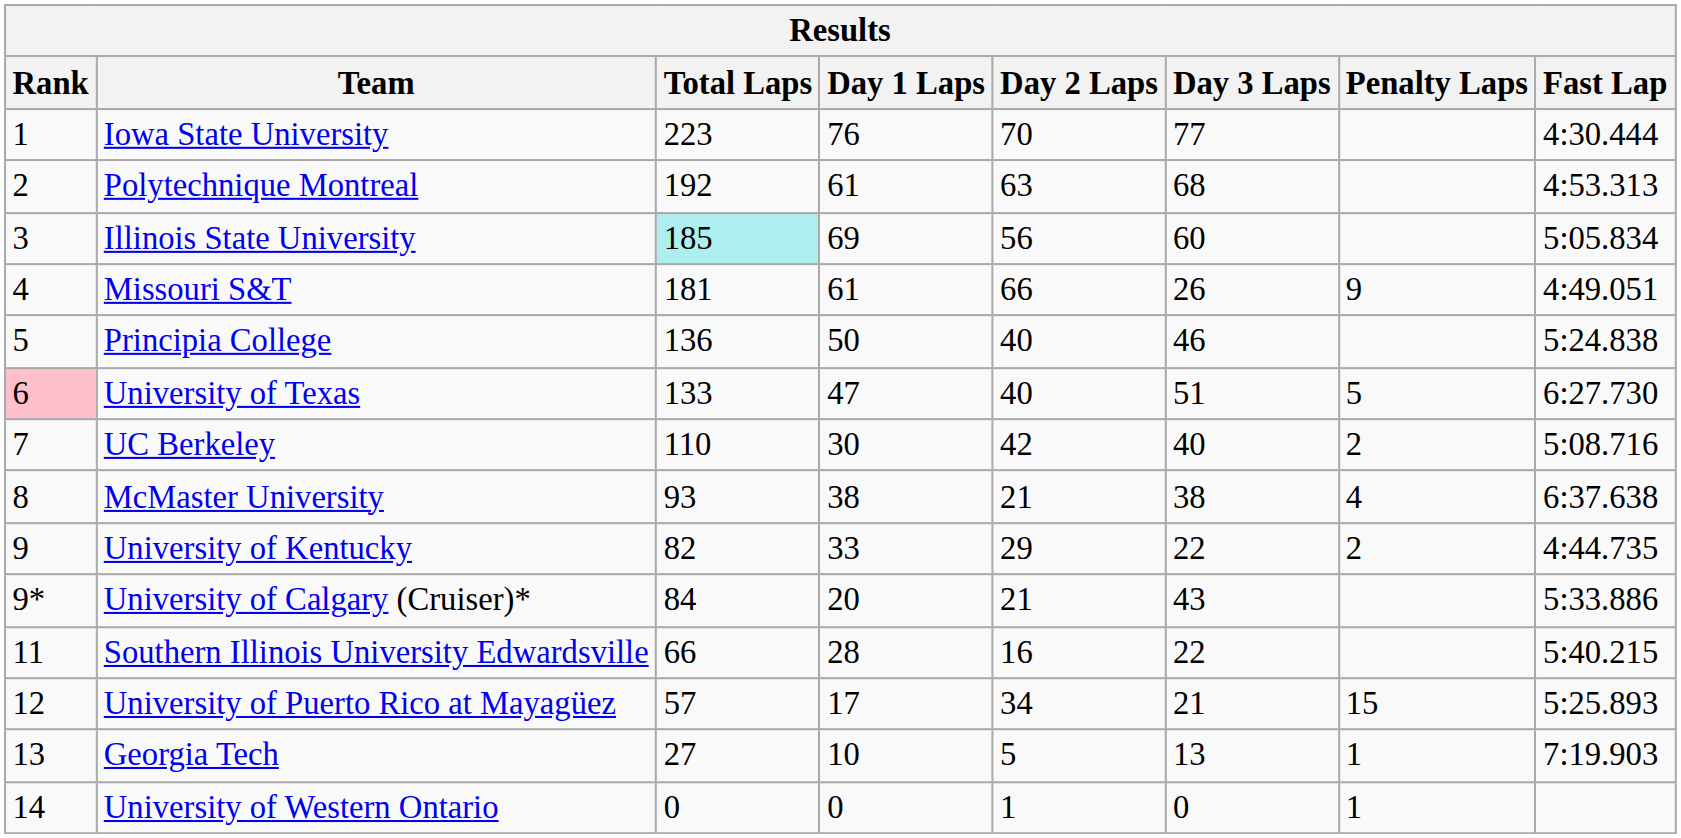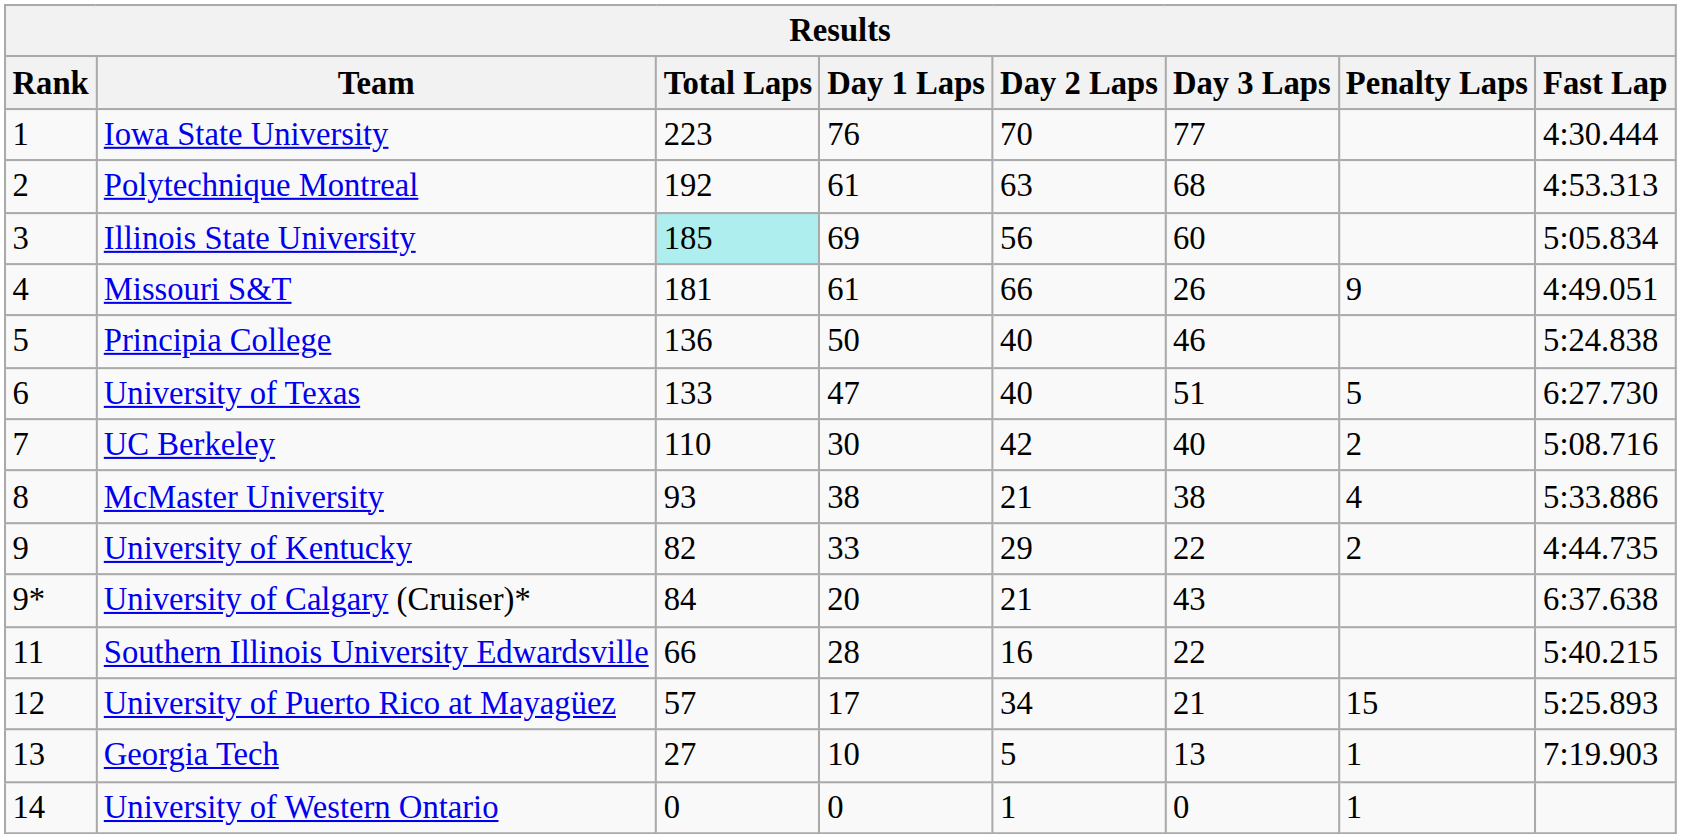(21, 392) pink background -> (21, 392) no background
(1601, 496) 6:37.638 -> (1601, 496) 5:33.886
(1601, 599) 5:33.886 -> (1601, 599) 6:37.638
